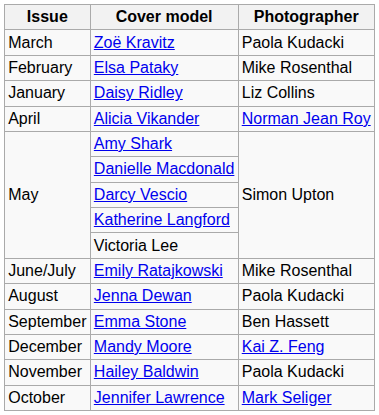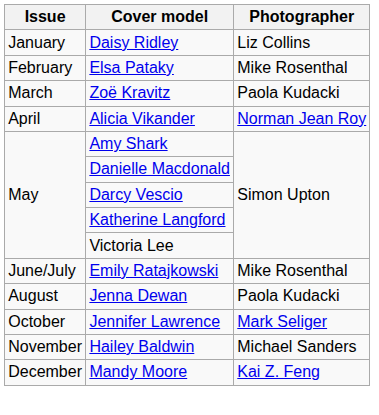rows swapped: (138, 93) <-> (134, 42)
- row: (140, 321)
rows swapped: (159, 397) <-> (143, 347)
(293, 372) Paola Kudacki -> (297, 347) Michael Sanders
